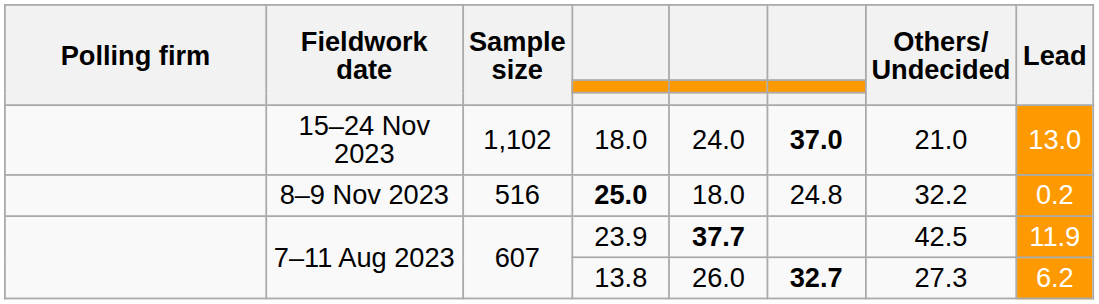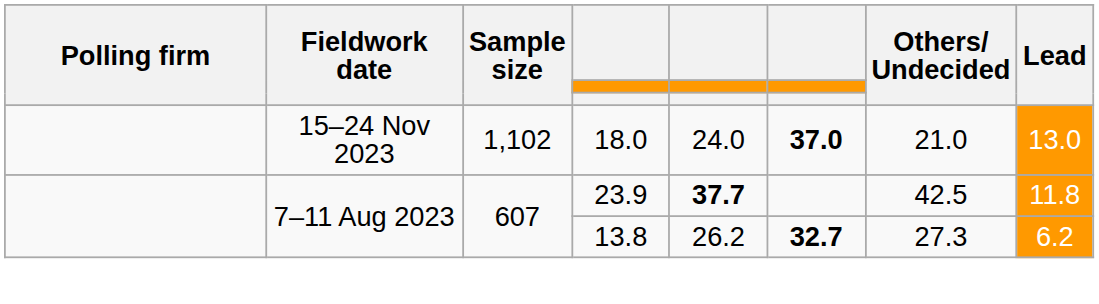- row: (621, 195)
(1055, 236) 11.9 -> (1055, 195) 11.8
(719, 278) 26.0 -> (719, 236) 26.2
